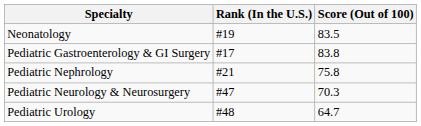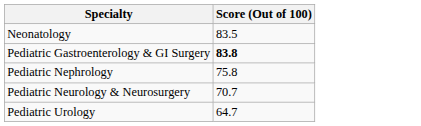- column: (264, 14)
(329, 53) normal -> (227, 53) bold
(329, 92) 70.3 -> (227, 92) 70.7
